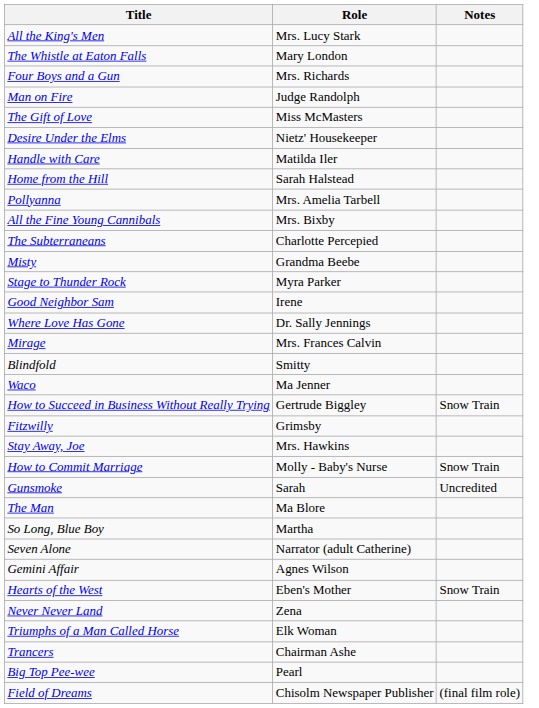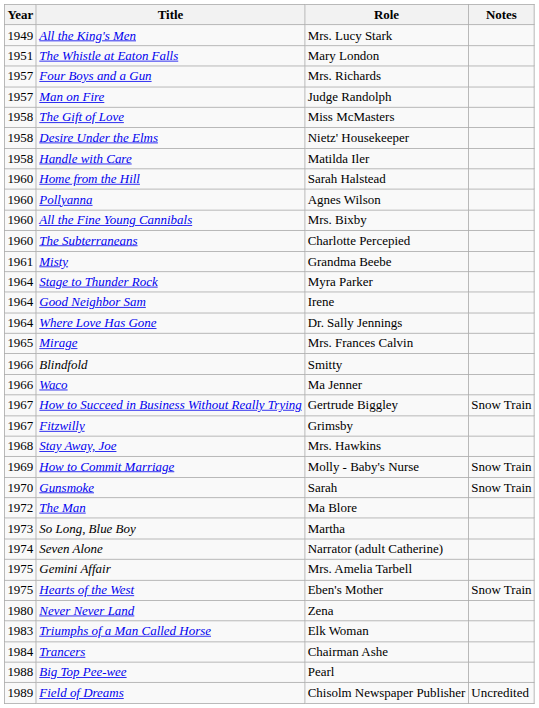+ column: (20, 14)
(328, 199) Mrs. Amelia Tarbell -> (344, 199) Agnes Wilson
(468, 487) Uncredited -> (501, 487) Snow Train
(312, 569) Agnes Wilson -> (360, 569) Mrs. Amelia Tarbell
(480, 693) (final film role) -> (500, 693) Uncredited
